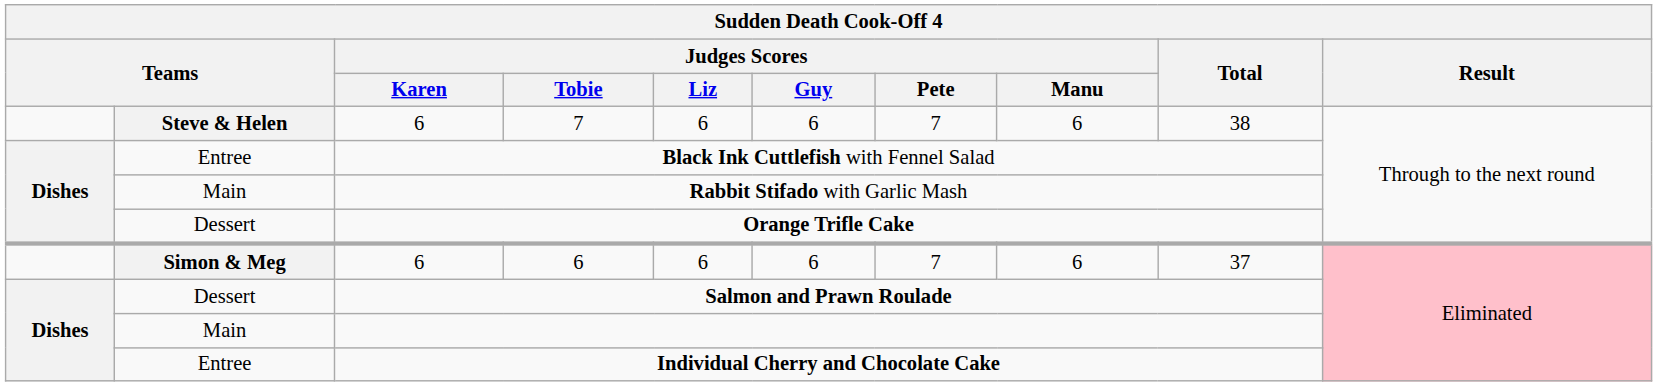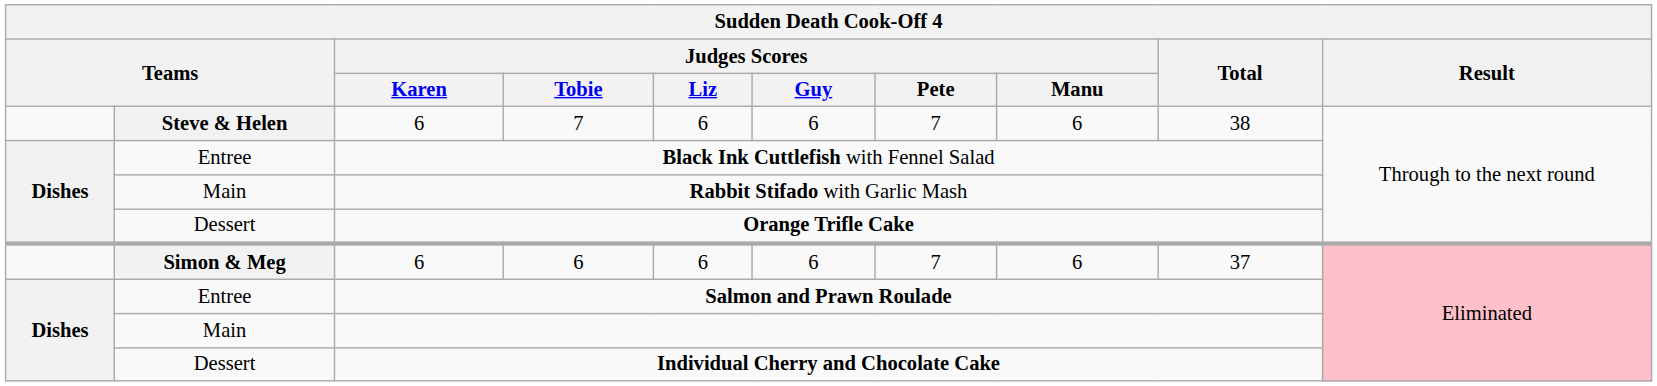(225, 296) Dessert -> (225, 296) Entree
(225, 363) Entree -> (225, 363) Dessert
